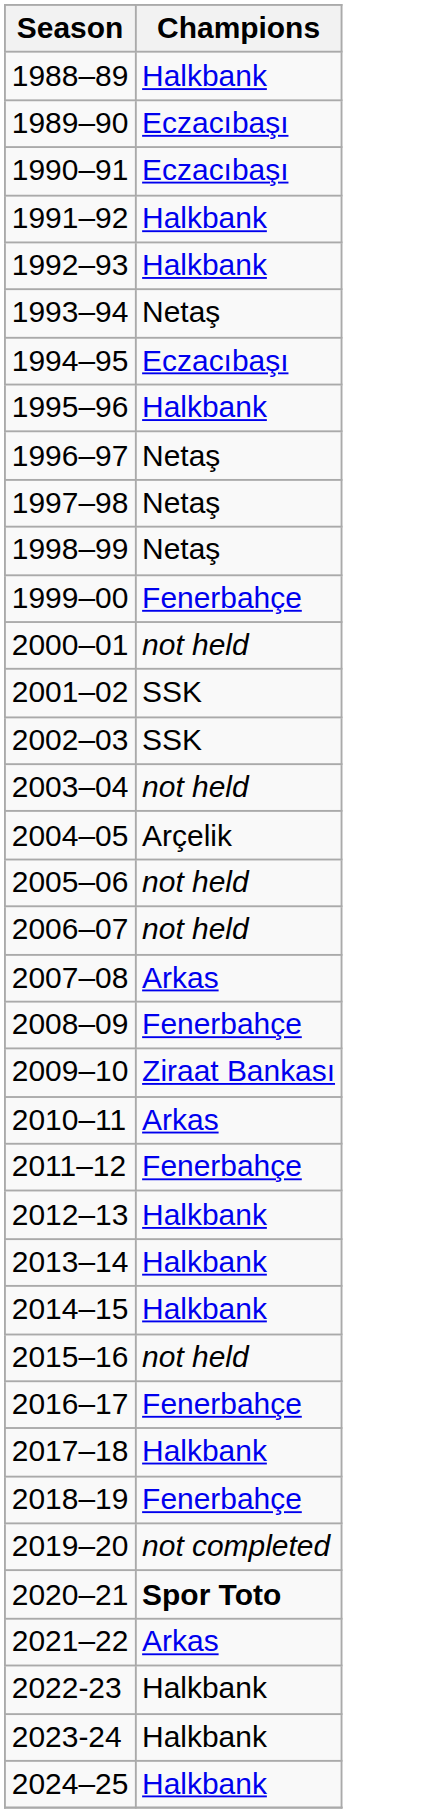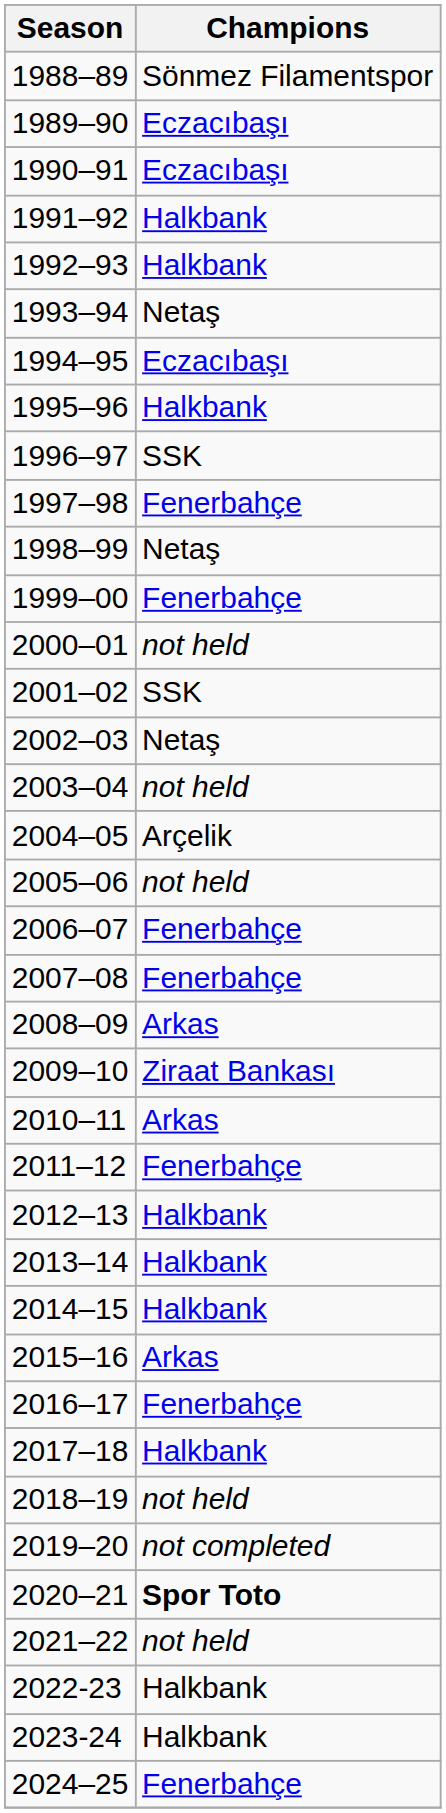(204, 75) Halkbank -> (288, 75) Sönmez Filamentspor
(181, 455) Netaş -> (172, 455) SSK
(181, 502) Netaş -> (222, 502) Fenerbahçe
(172, 739) SSK -> (181, 739) Netaş
(195, 929) not held -> (222, 929) Fenerbahçe
(180, 977) Arkas -> (222, 977) Fenerbahçe
(222, 1024) Fenerbahçe -> (180, 1024) Arkas
(195, 1356) not held -> (180, 1356) Arkas
(222, 1499) Fenerbahçe -> (195, 1499) not held
(180, 1641) Arkas -> (195, 1641) not held
(204, 1783) Halkbank -> (222, 1783) Fenerbahçe
